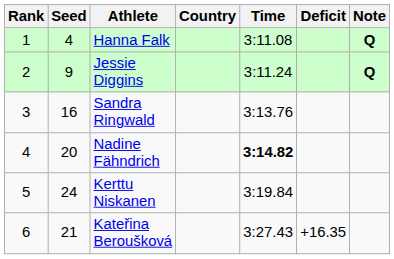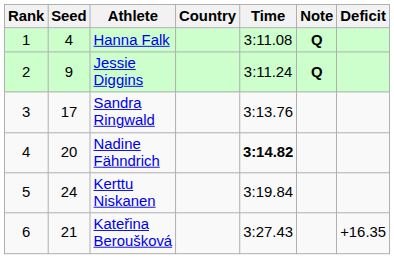columns swapped: (323, 16) <-> (370, 16)
(69, 112) 16 -> (69, 112) 17
